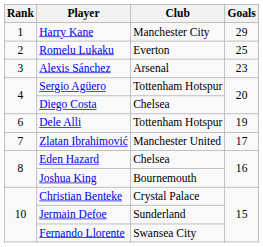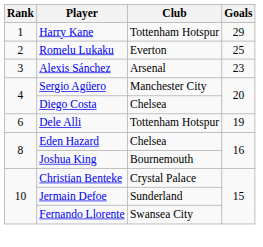(171, 31) Manchester City -> (174, 31) Tottenham Hotspur
(178, 86) Tottenham Hotspur -> (168, 86) Manchester City
- row: (84, 141)
